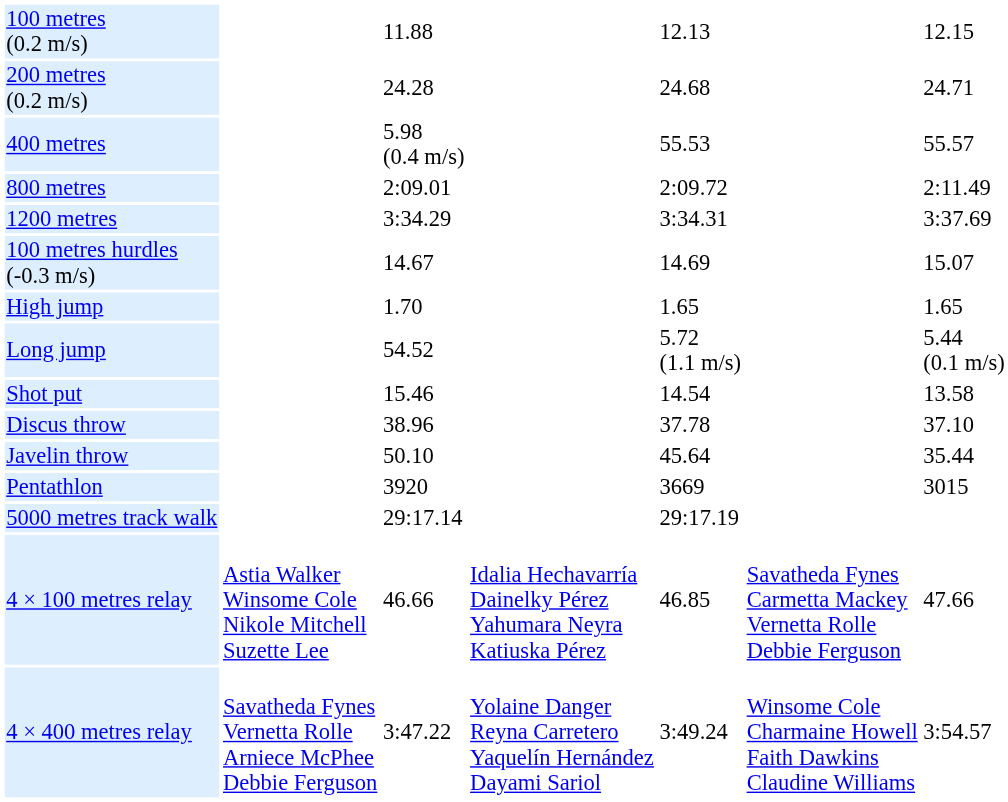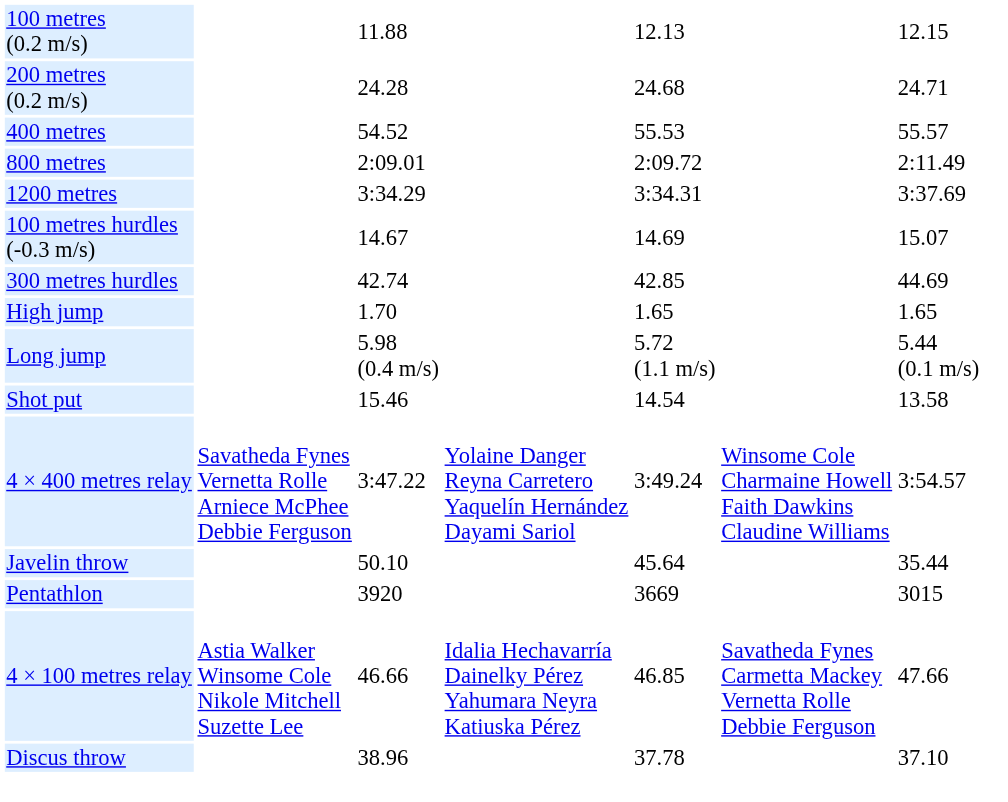(424, 144) 5.98 (0.4 m/s) -> (383, 131) 54.52
+ row: (92, 280)
(408, 350) 54.52 -> (398, 355) 5.98 (0.4 m/s)
rows swapped: (66, 424) <-> (99, 732)
- row: (112, 517)
